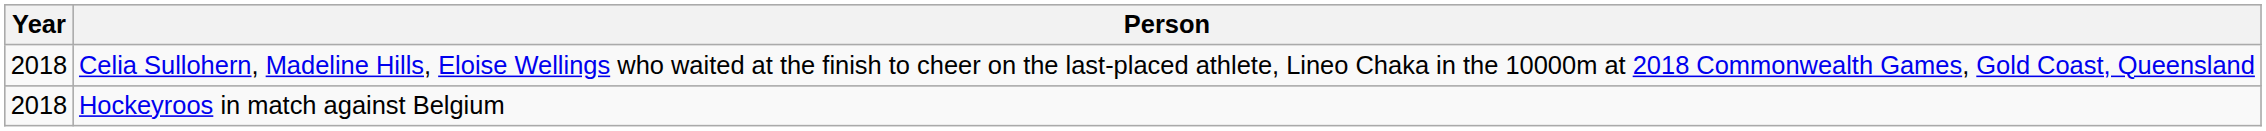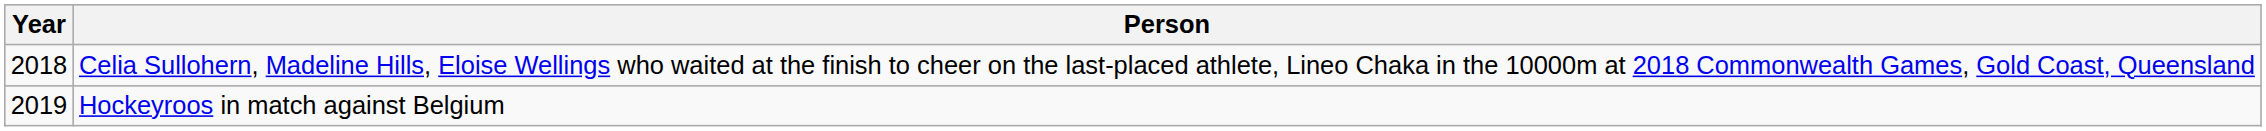(39, 105) 2018 -> (39, 105) 2019
